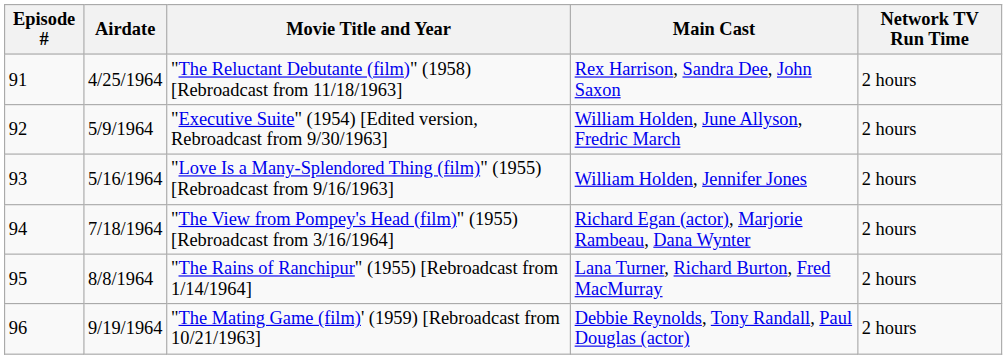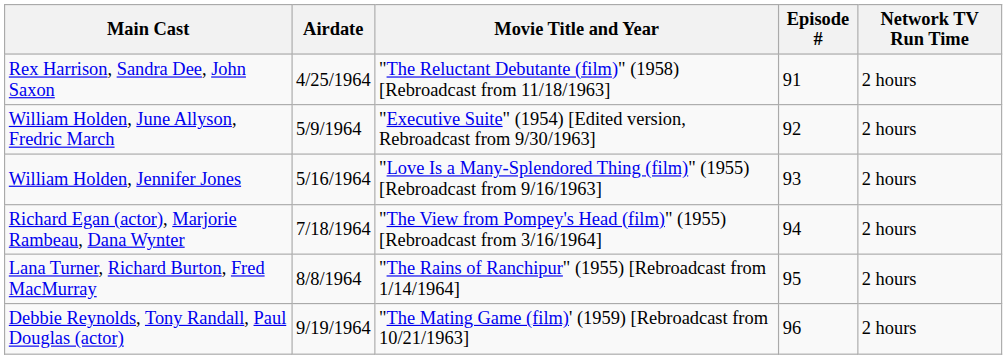columns swapped: (44, 29) <-> (714, 29)
